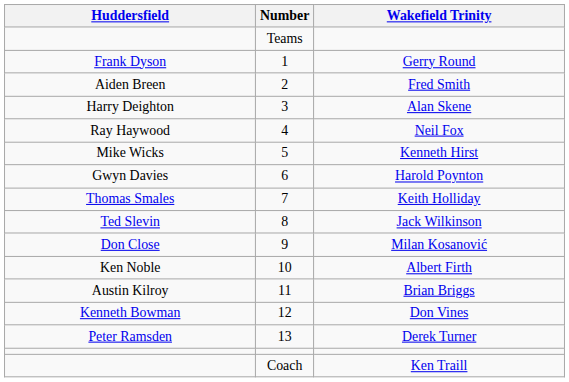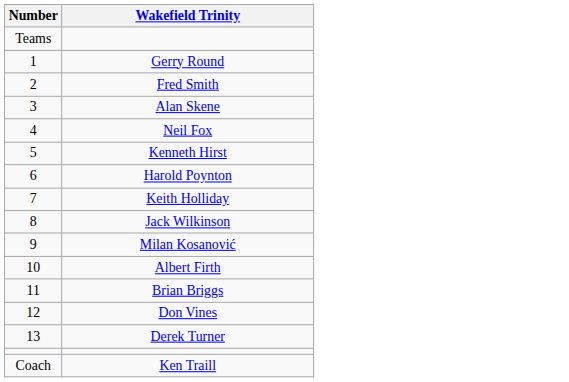- column: (130, 15)
